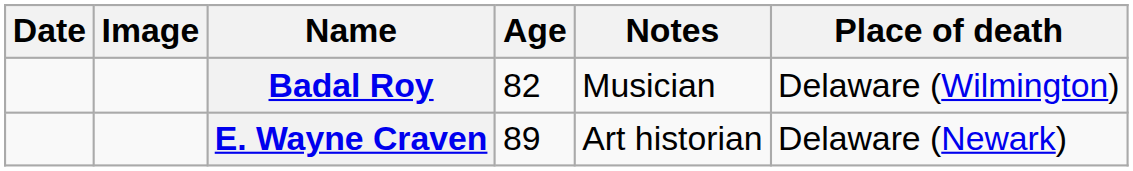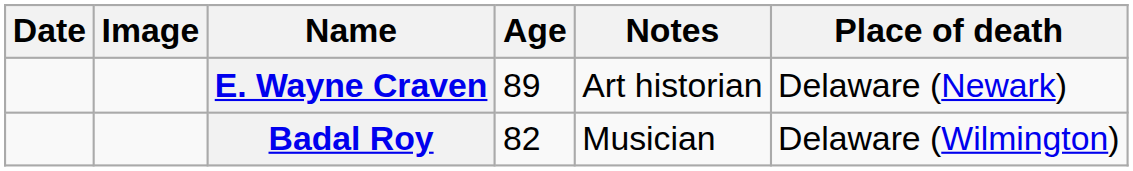rows swapped: (351, 138) <-> (351, 84)
